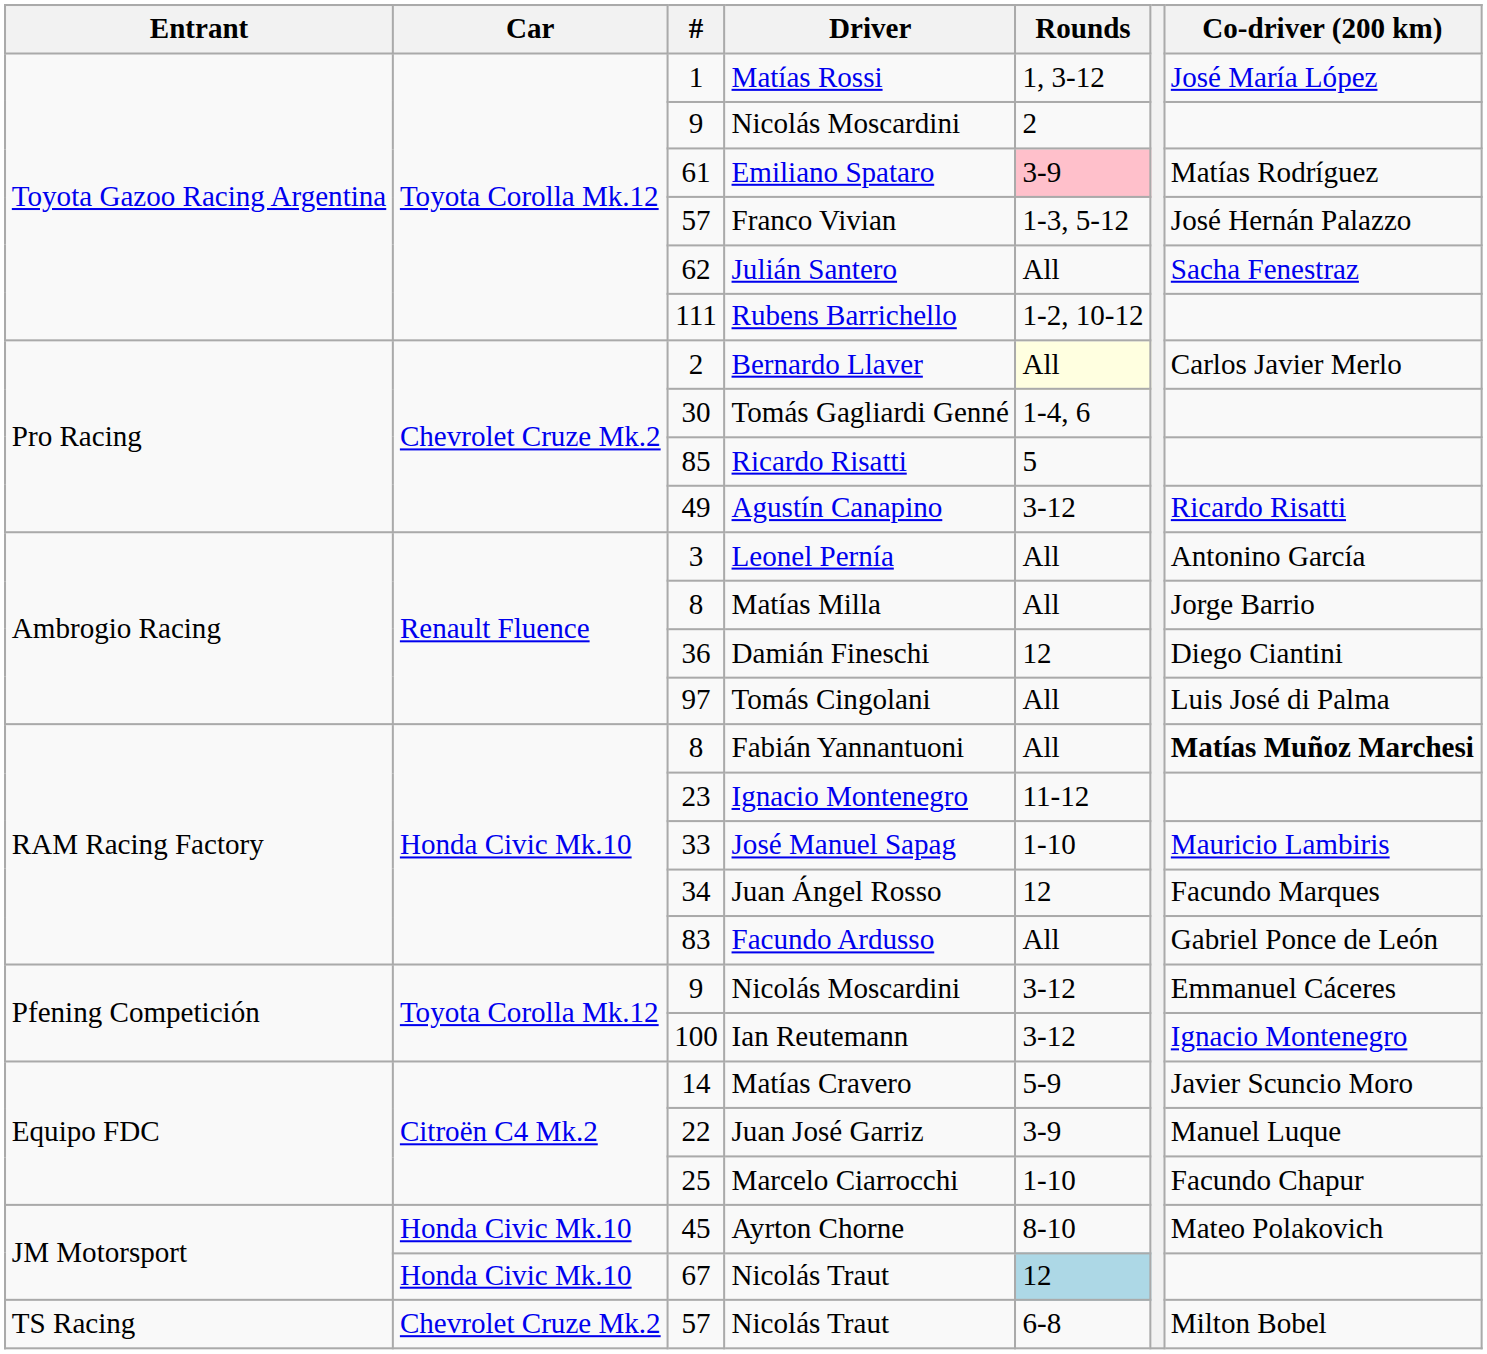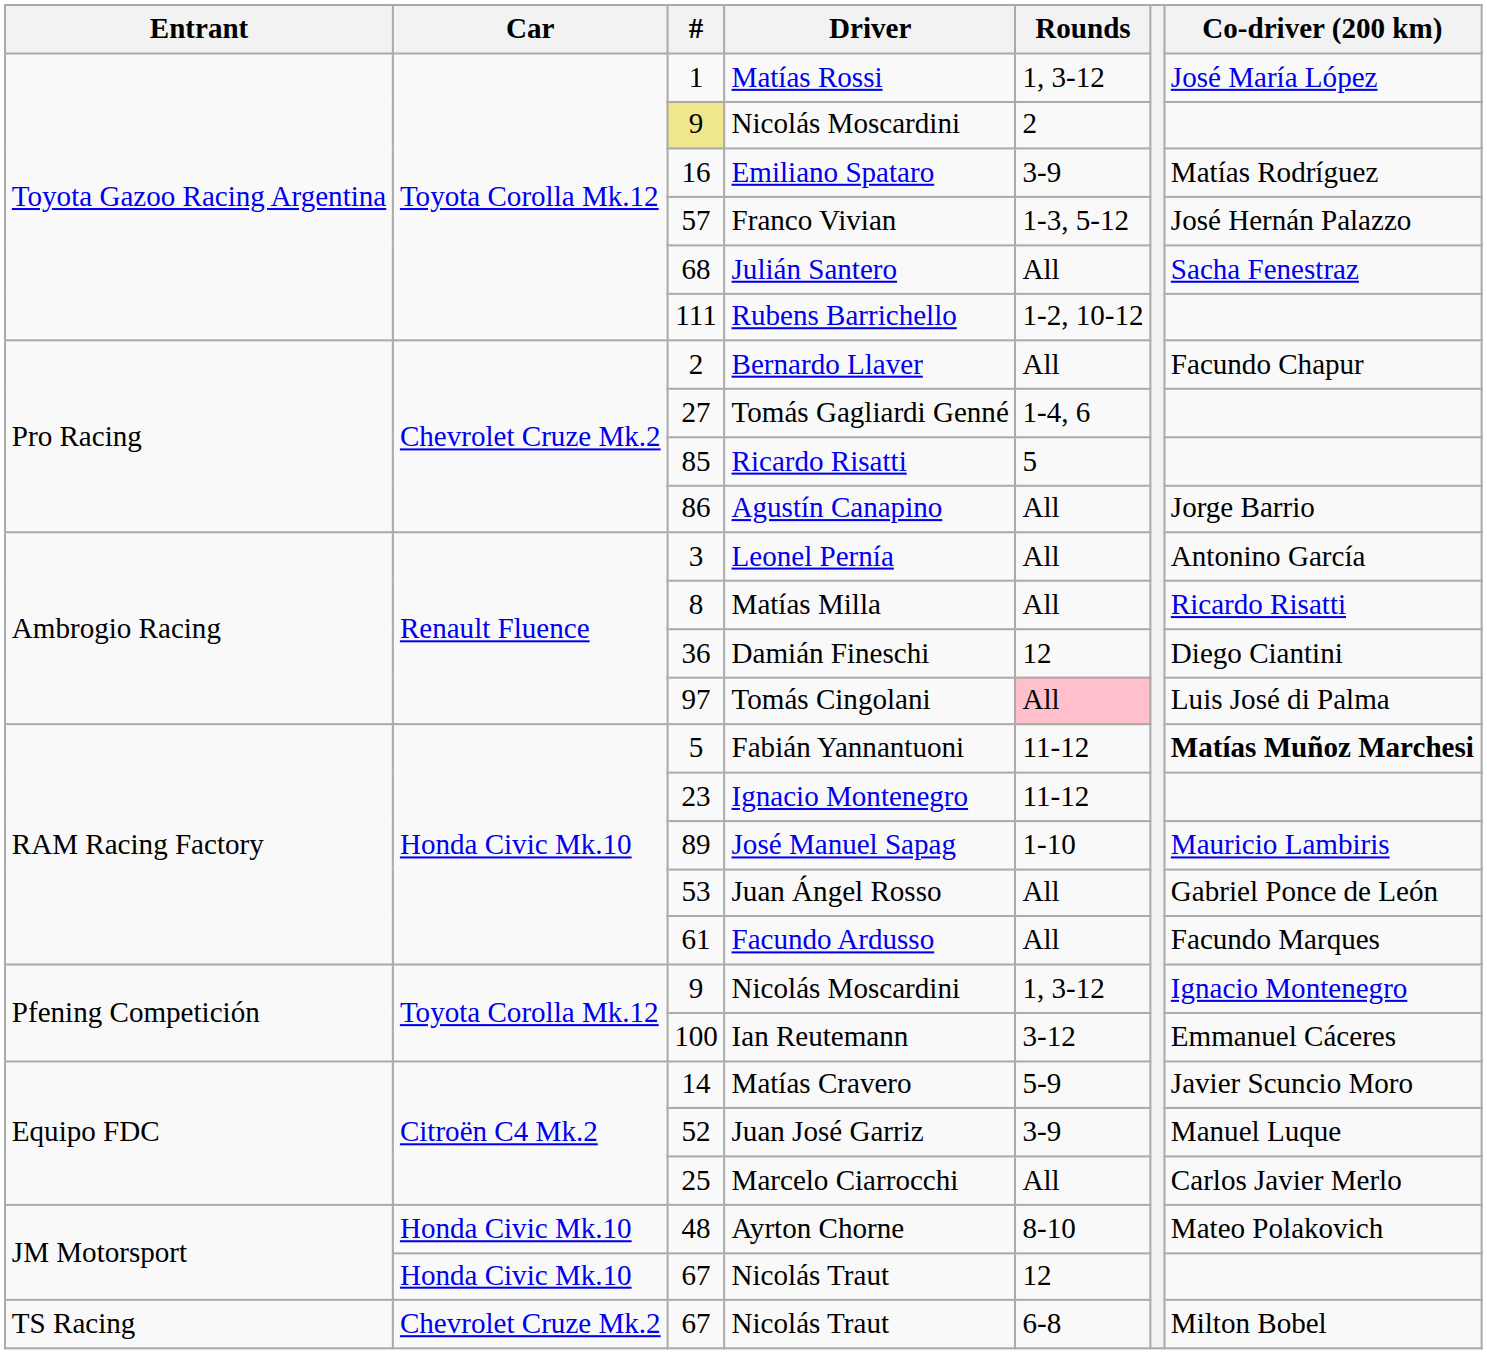(696, 124) no background -> (696, 124) khaki background
(696, 172) 61 -> (696, 172) 16
(1042, 172) pink background -> (1042, 172) no background
(696, 268) 62 -> (696, 268) 68
(1041, 364) lightyellow background -> (1041, 364) no background
(1286, 364) Carlos Javier Merlo -> (1267, 364) Facundo Chapur
(696, 412) 30 -> (696, 412) 27
(696, 508) 49 -> (696, 508) 86
(1049, 508) 3-12 -> (1041, 508) All
(1258, 508) Ricardo Risatti -> (1243, 508) Jorge Barrio
(1243, 604) Jorge Barrio -> (1258, 604) Ricardo Risatti
(1041, 700) no background -> (1041, 700) pink background
(696, 748) 8 -> (696, 748) 5
(1041, 748) All -> (1056, 748) 11-12
(696, 844) 33 -> (696, 844) 89
(696, 892) 34 -> (696, 892) 53
(1037, 892) 12 -> (1041, 892) All
(1275, 892) Facundo Marques -> (1304, 892) Gabriel Ponce de León
(696, 940) 83 -> (696, 940) 61
(1304, 940) Gabriel Ponce de León -> (1275, 940) Facundo Marques
(1049, 988) 3-12 -> (1064, 988) 1, 3-12
(1283, 988) Emmanuel Cáceres -> (1289, 988) Ignacio Montenegro
(1289, 1036) Ignacio Montenegro -> (1283, 1036) Emmanuel Cáceres
(696, 1132) 22 -> (696, 1132) 52
(1049, 1180) 1-10 -> (1041, 1180) All
(1267, 1180) Facundo Chapur -> (1286, 1180) Carlos Javier Merlo
(696, 1228) 45 -> (696, 1228) 48
(1037, 1276) lightblue background -> (1037, 1276) no background
(696, 1324) 57 -> (696, 1324) 67
